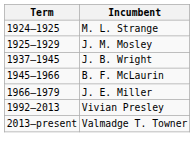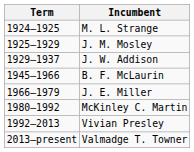+ row: (120, 60)
- row: (117, 60)
+ row: (135, 108)
